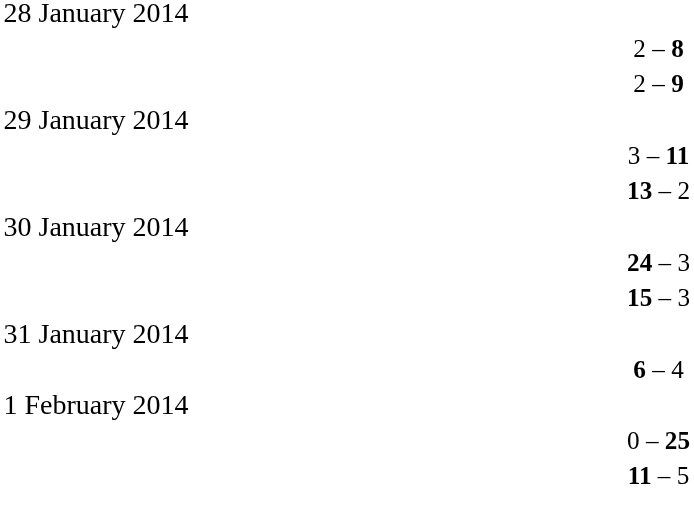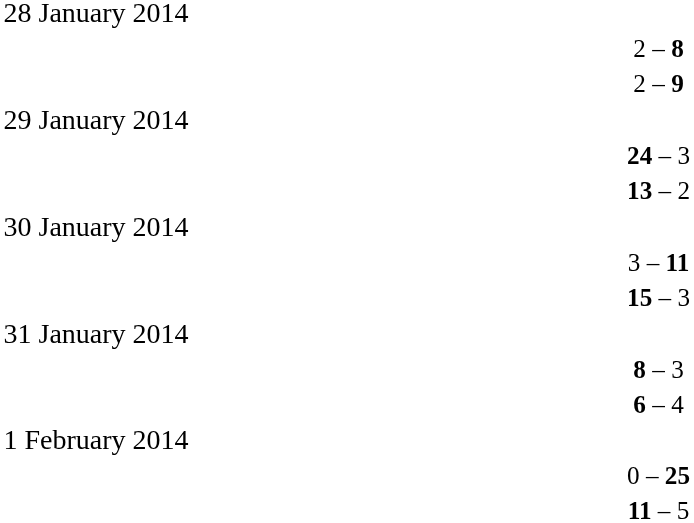rows swapped: (271, 263) <-> (271, 156)
+ row: (271, 370)
